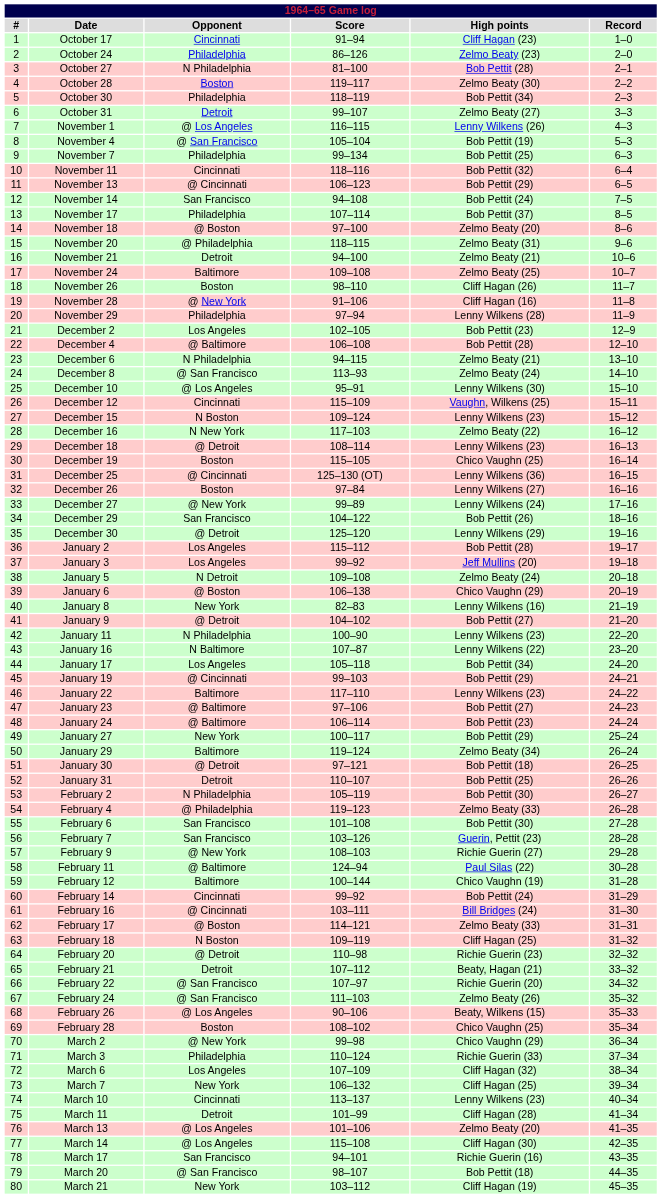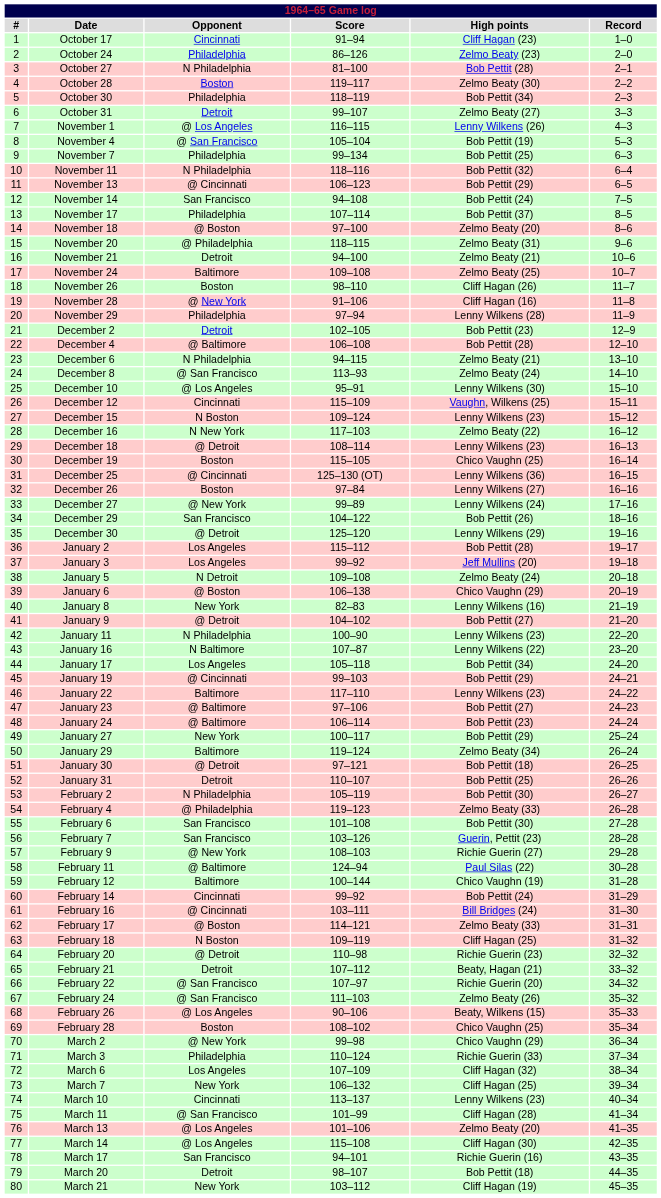(217, 170) Cincinnati -> (217, 170) N Philadelphia
(217, 330) Los Angeles -> (217, 330) Detroit
(217, 1114) Detroit -> (217, 1114) @ San Francisco
(217, 1172) @ San Francisco -> (217, 1172) Detroit
